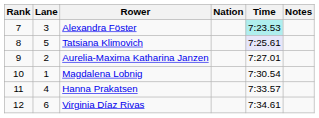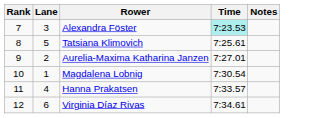- column: (228, 12)
(264, 43) lavender background -> (229, 43) no background
